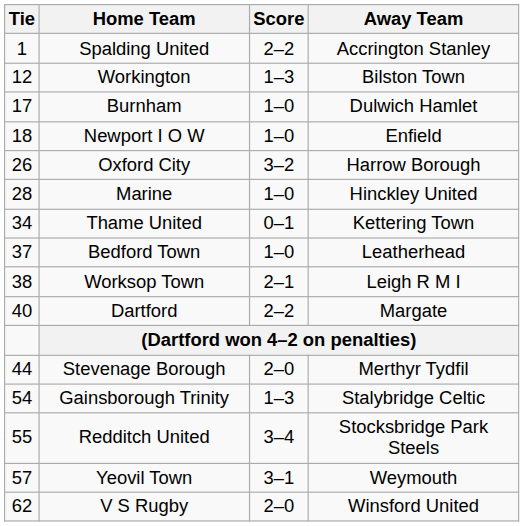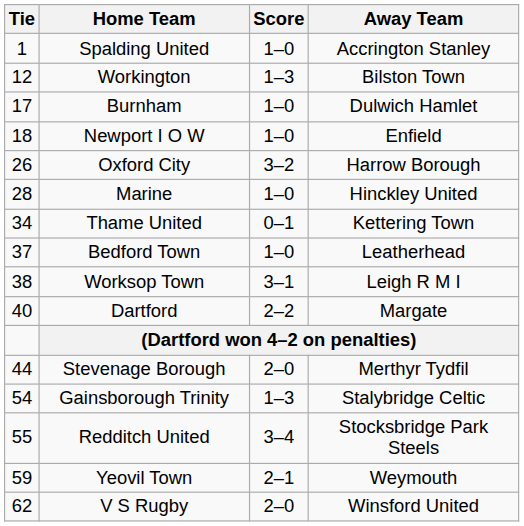(279, 48) 2–2 -> (279, 48) 1–0
(279, 281) 2–1 -> (279, 281) 3–1
(22, 477) 57 -> (22, 477) 59
(279, 477) 3–1 -> (279, 477) 2–1
